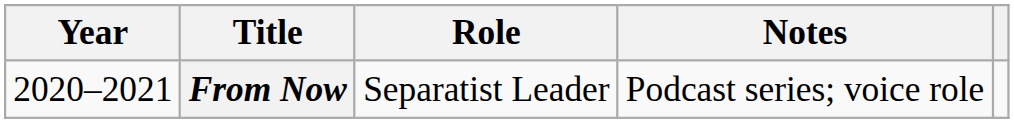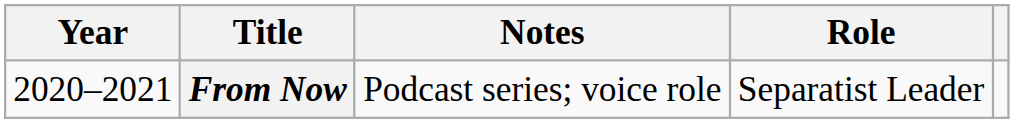columns swapped: (486, 32) <-> (805, 32)
